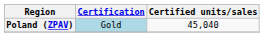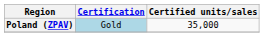(203, 25) 45,040 -> (203, 25) 35,000
